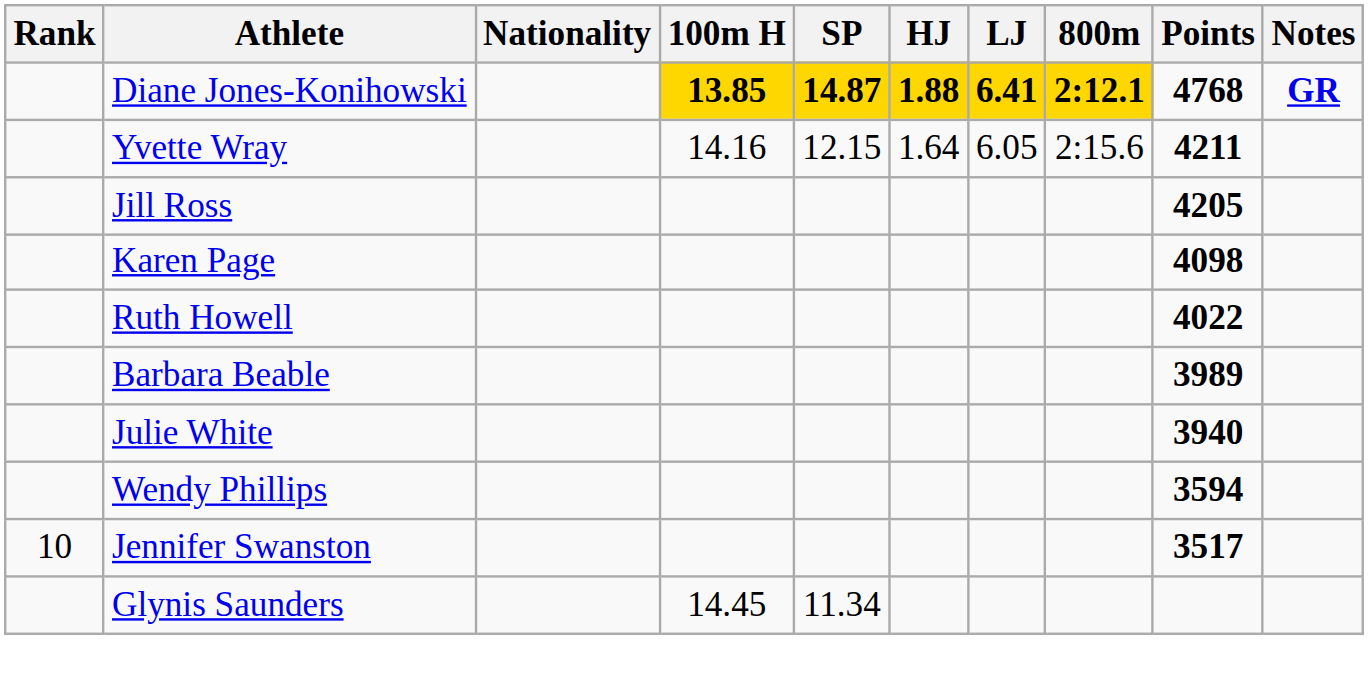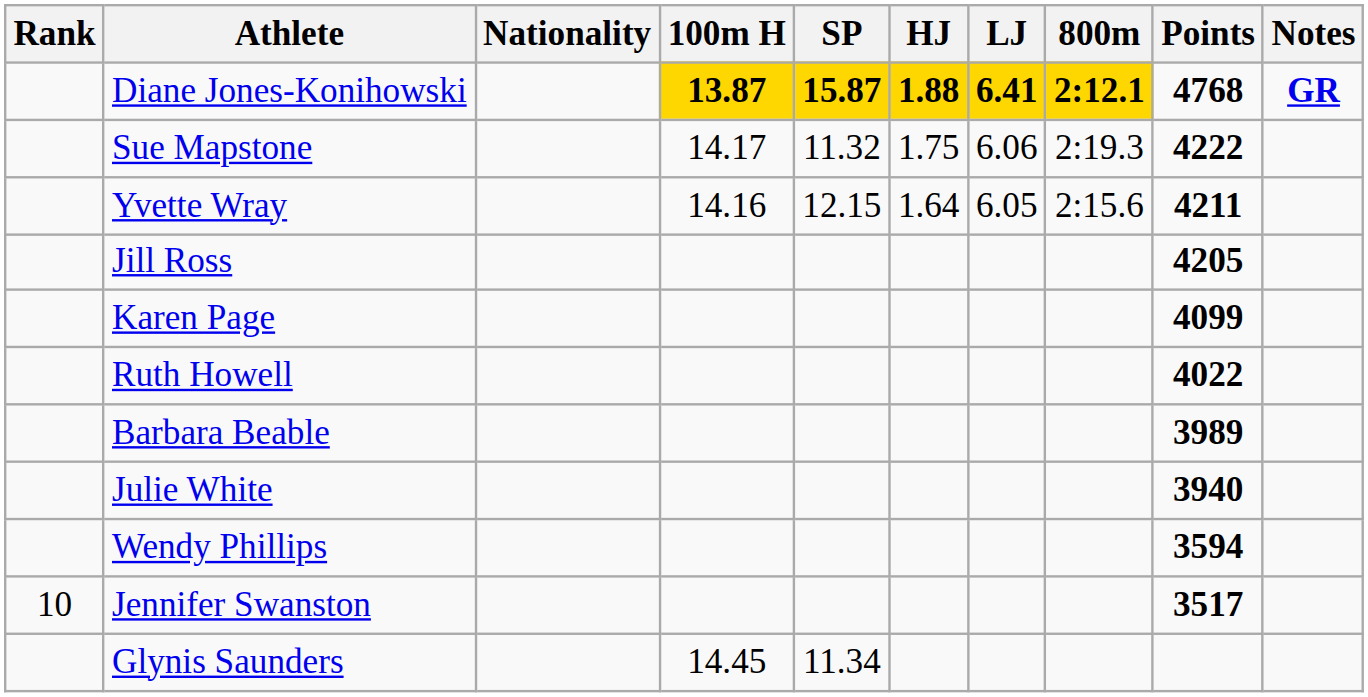(727, 89) 13.85 -> (727, 89) 13.87
(842, 89) 14.87 -> (842, 89) 15.87
+ row: (212, 146)
(1208, 260) 4098 -> (1208, 318) 4099
